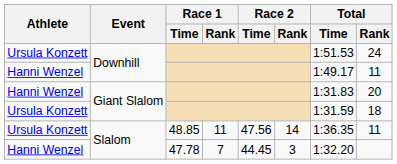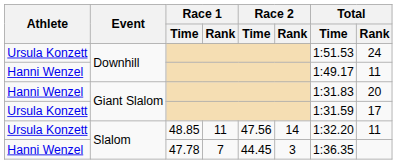(375, 111) 18 -> (375, 111) 17
(333, 131) 1:36.35 -> (333, 131) 1:32.20
(333, 150) 1:32.20 -> (333, 150) 1:36.35
